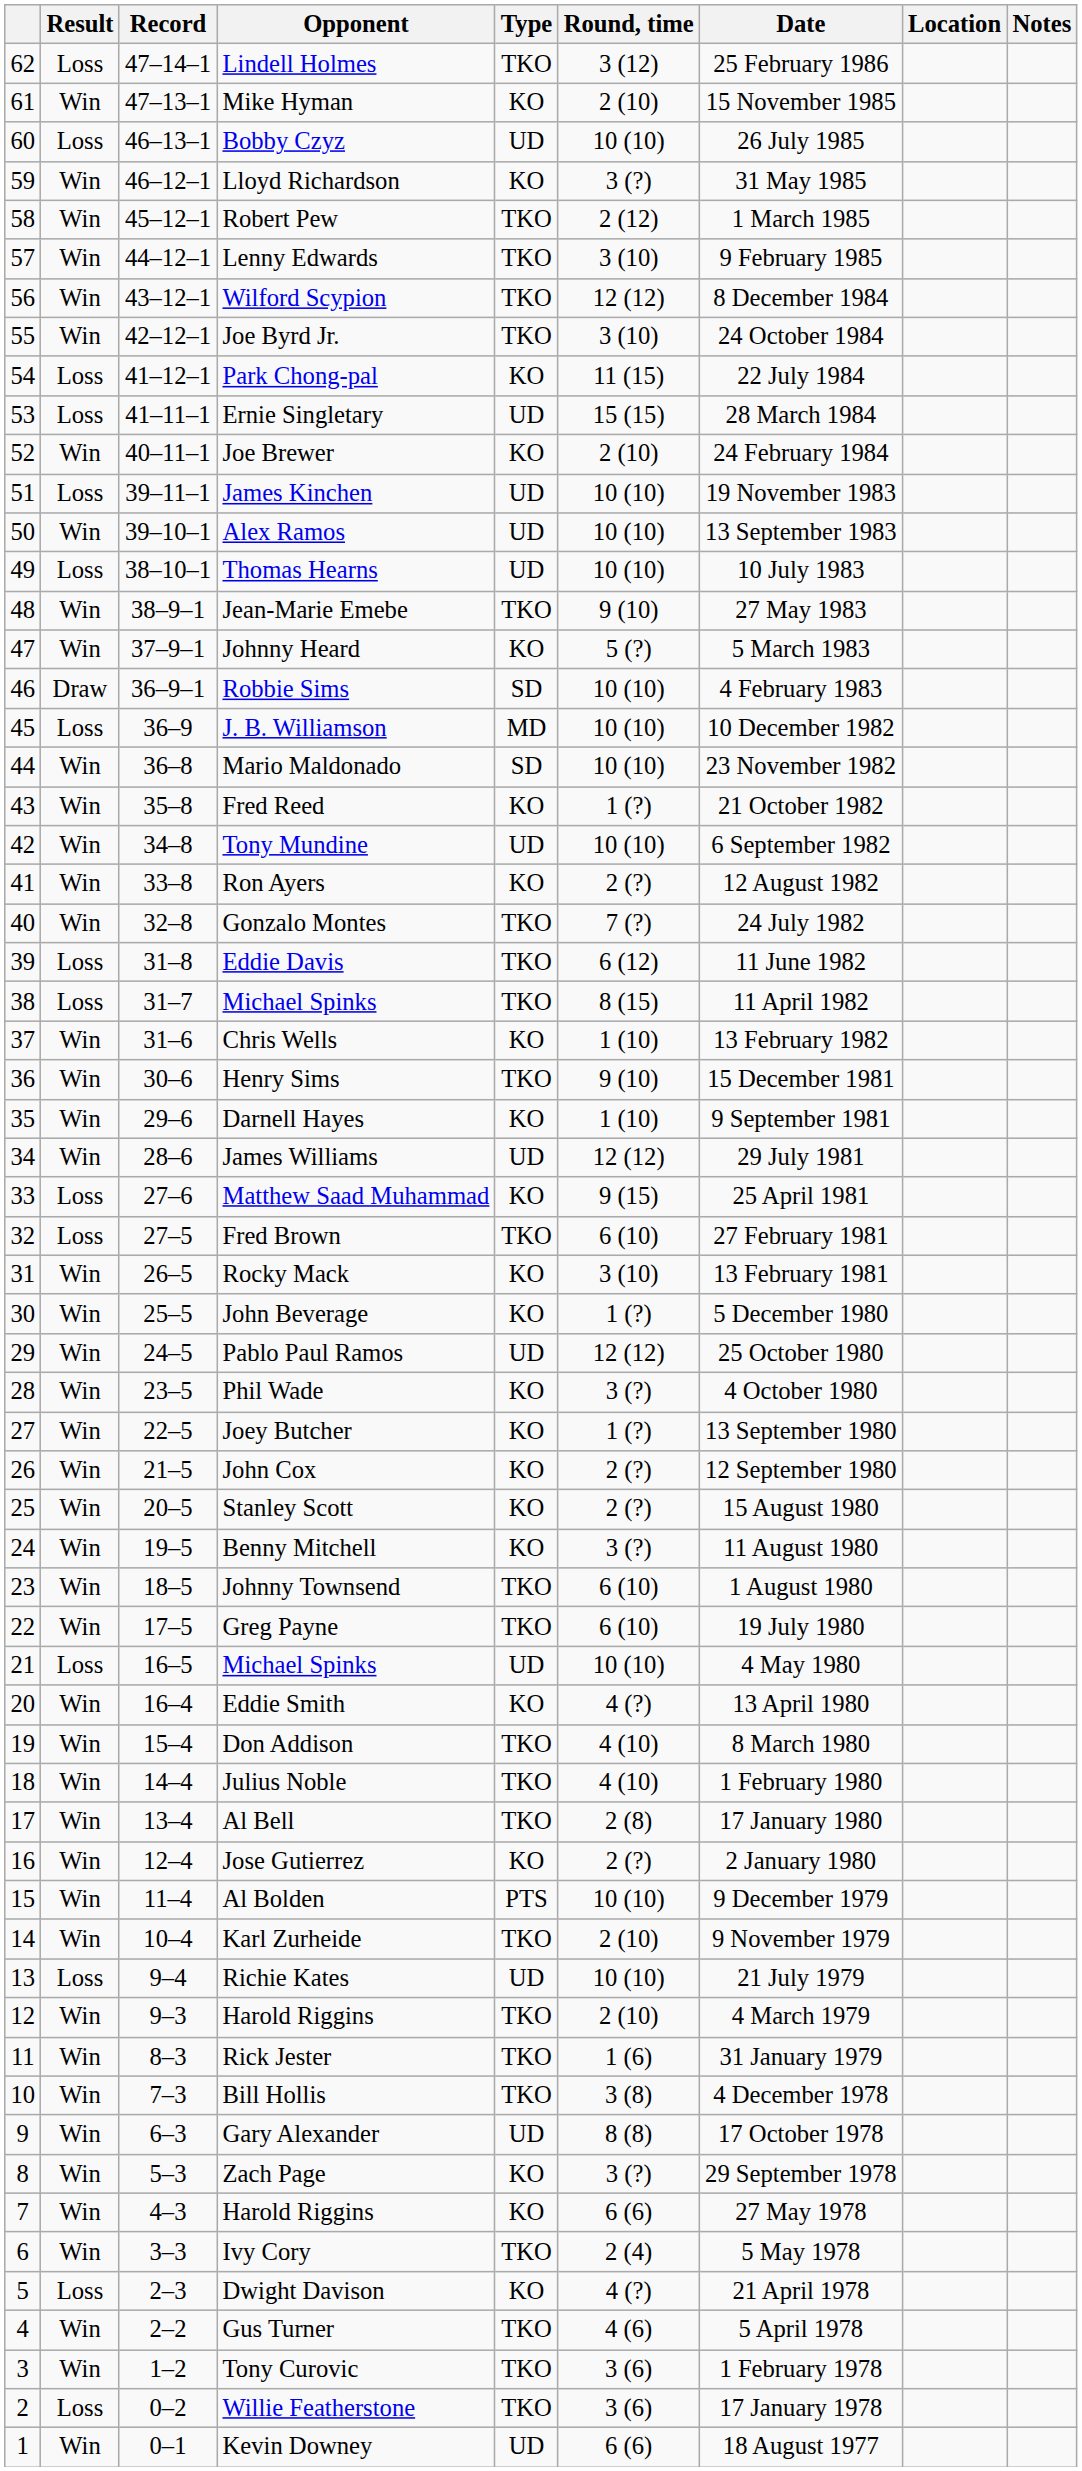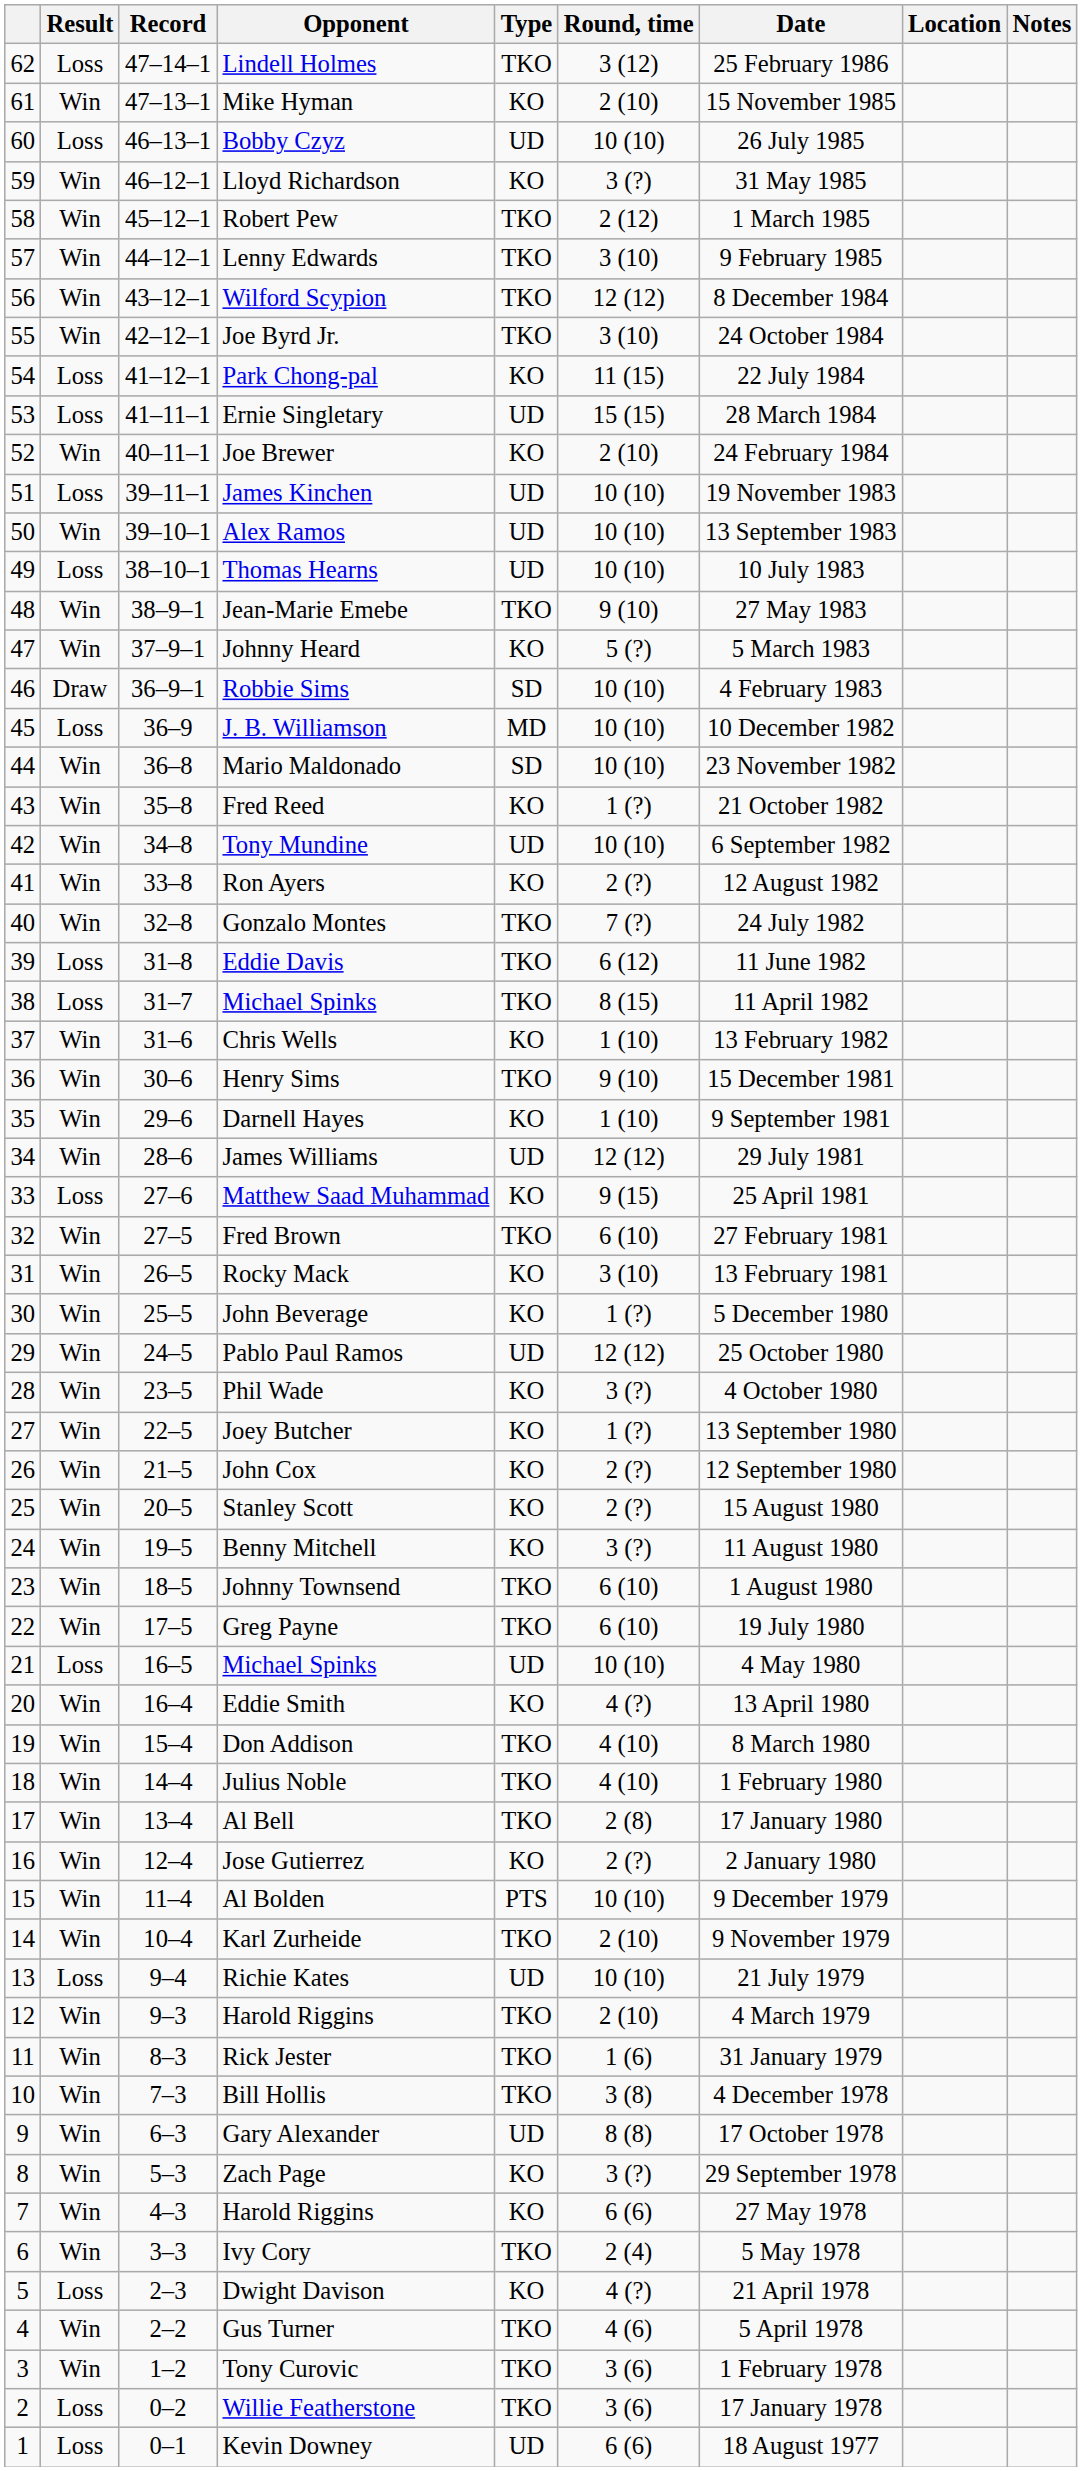(80, 1235) Loss -> (80, 1235) Win
(80, 2446) Win -> (80, 2446) Loss
